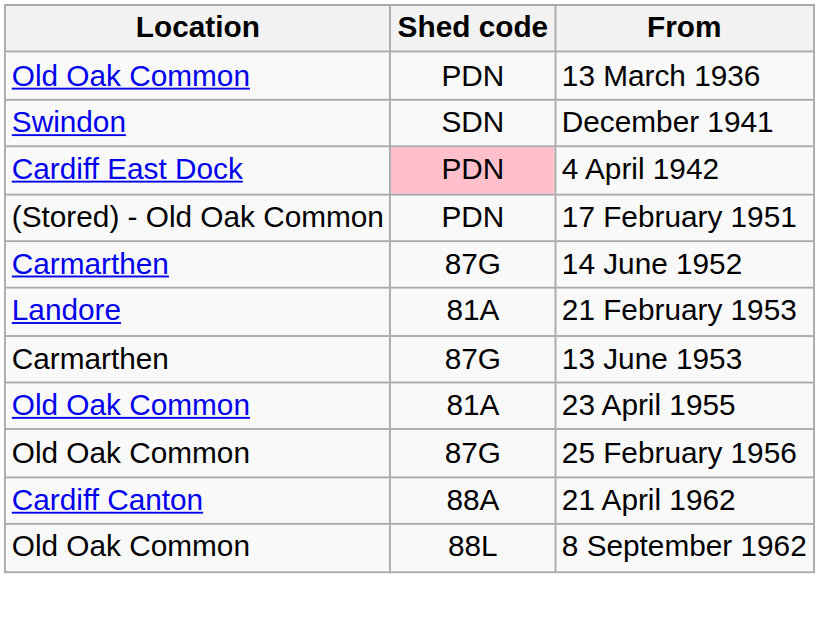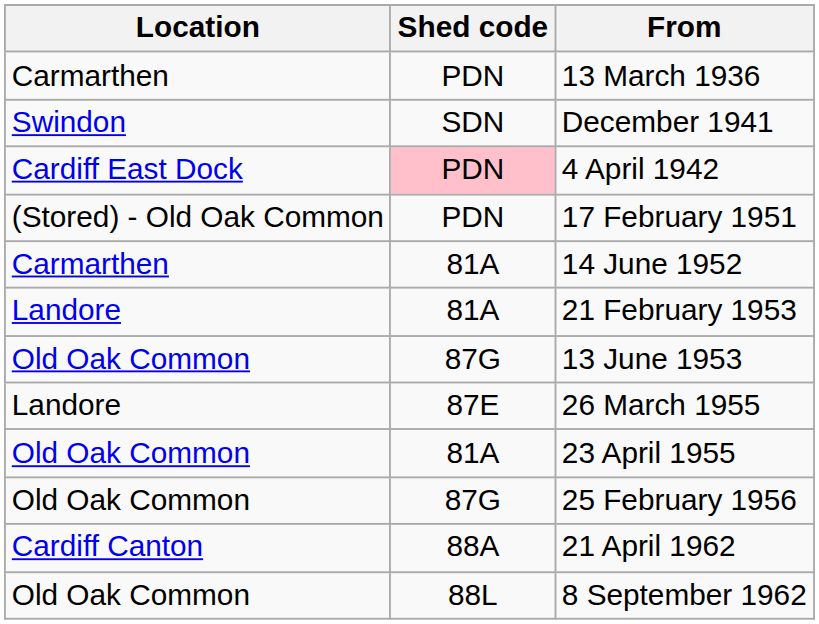(131, 75) Old Oak Common -> (90, 75) Carmarthen
(473, 264) 87G -> (473, 264) 81A
(90, 358) Carmarthen -> (131, 358) Old Oak Common
+ row: (661, 405)
